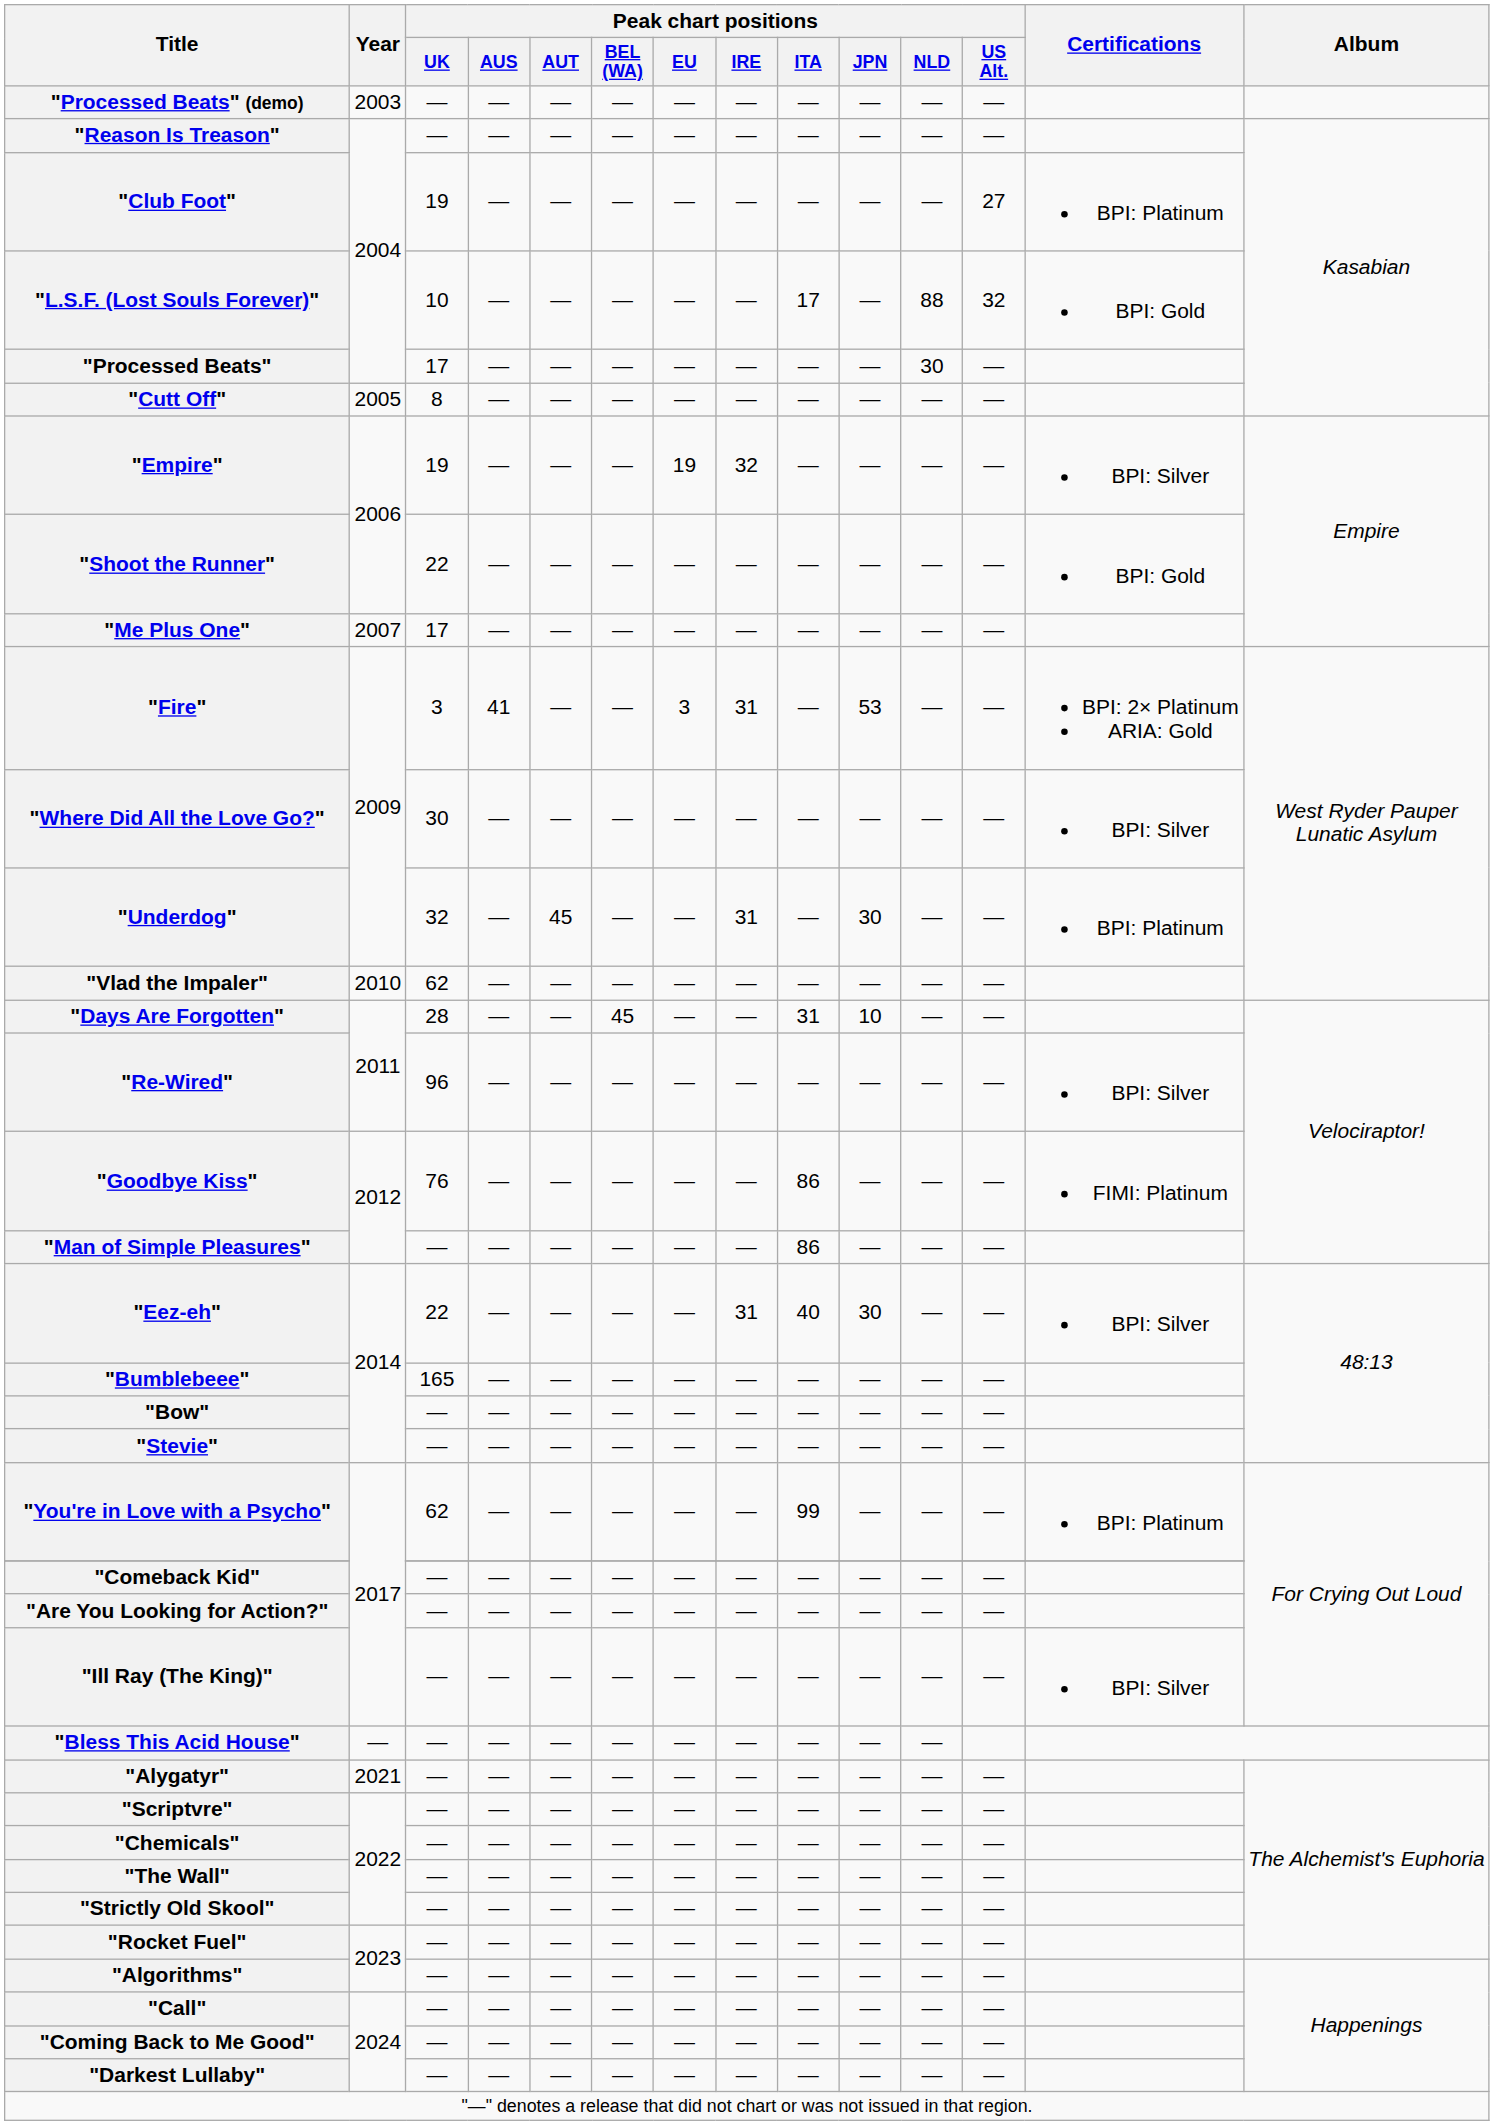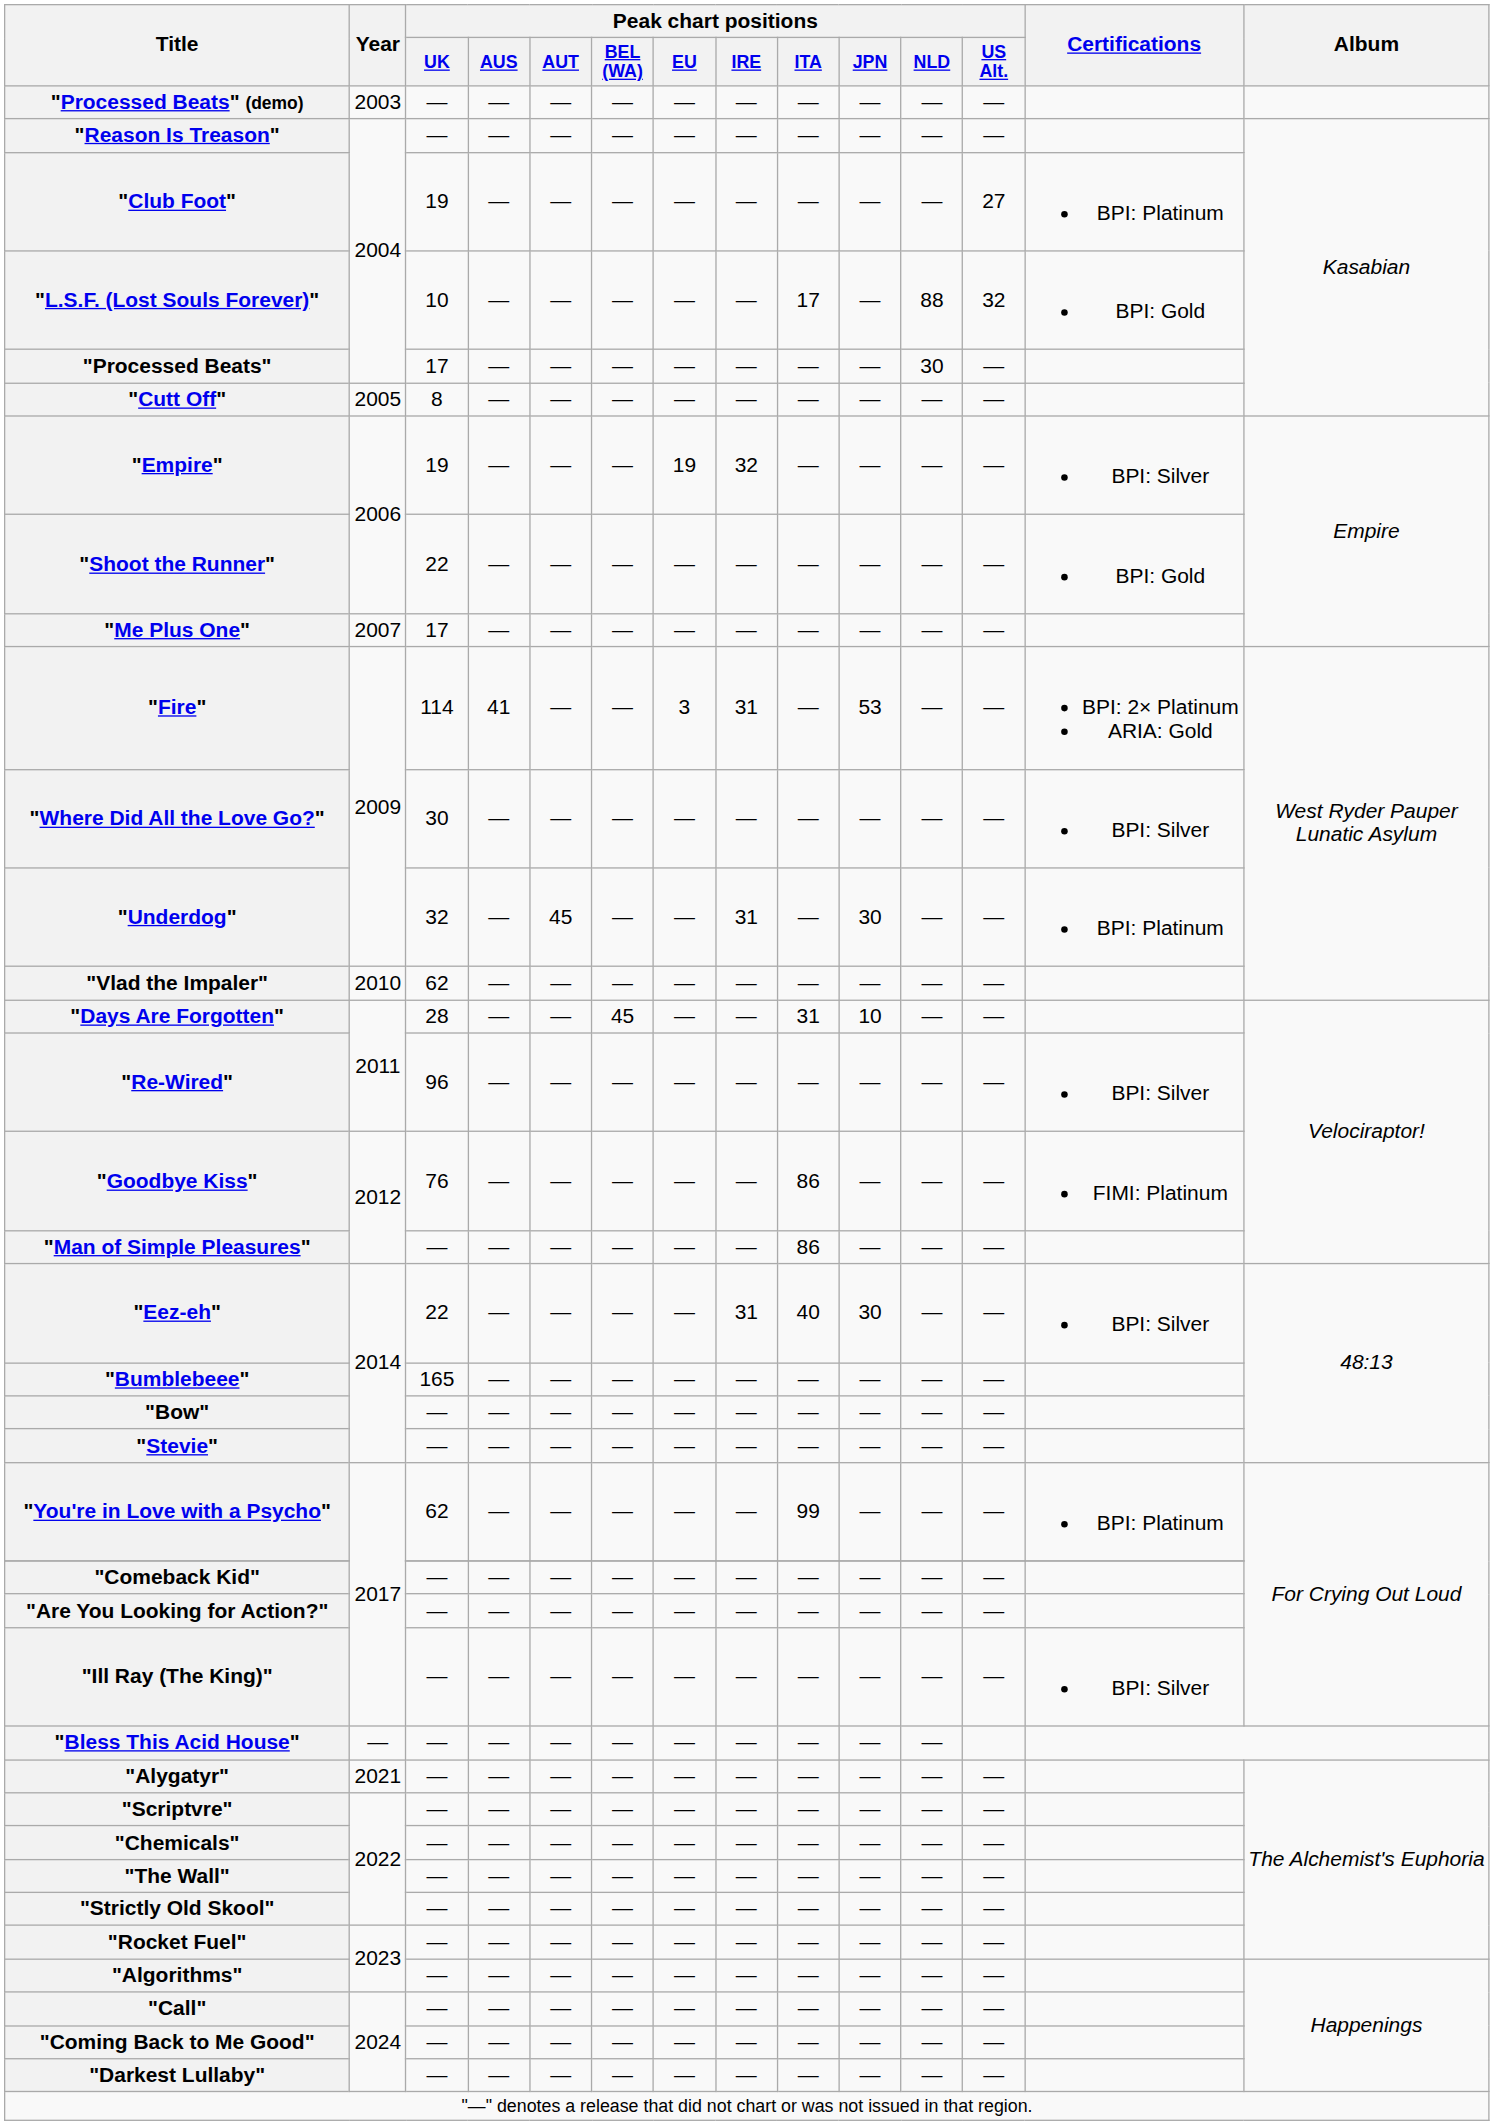(437, 707) 3 -> (437, 707) 114
